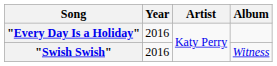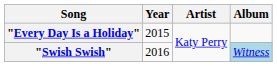(157, 33) 2016 -> (157, 33) 2015
(251, 52) no background -> (251, 52) lightblue background
